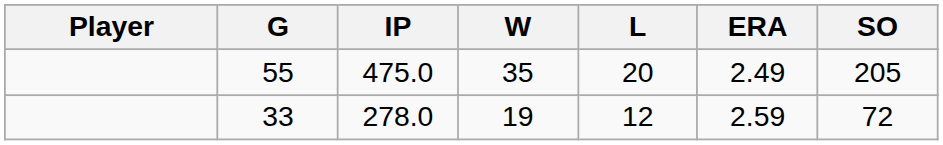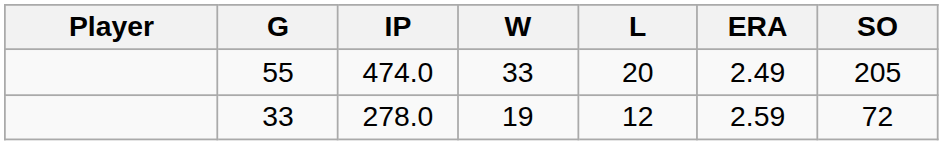(398, 71) 475.0 -> (398, 71) 474.0
(518, 71) 35 -> (518, 71) 33
